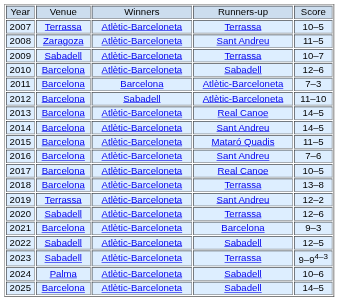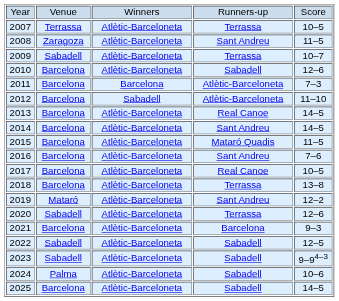(63, 199) Terrassa -> (63, 199) Mataró
(243, 258) Terrassa -> (243, 258) Sabadell
